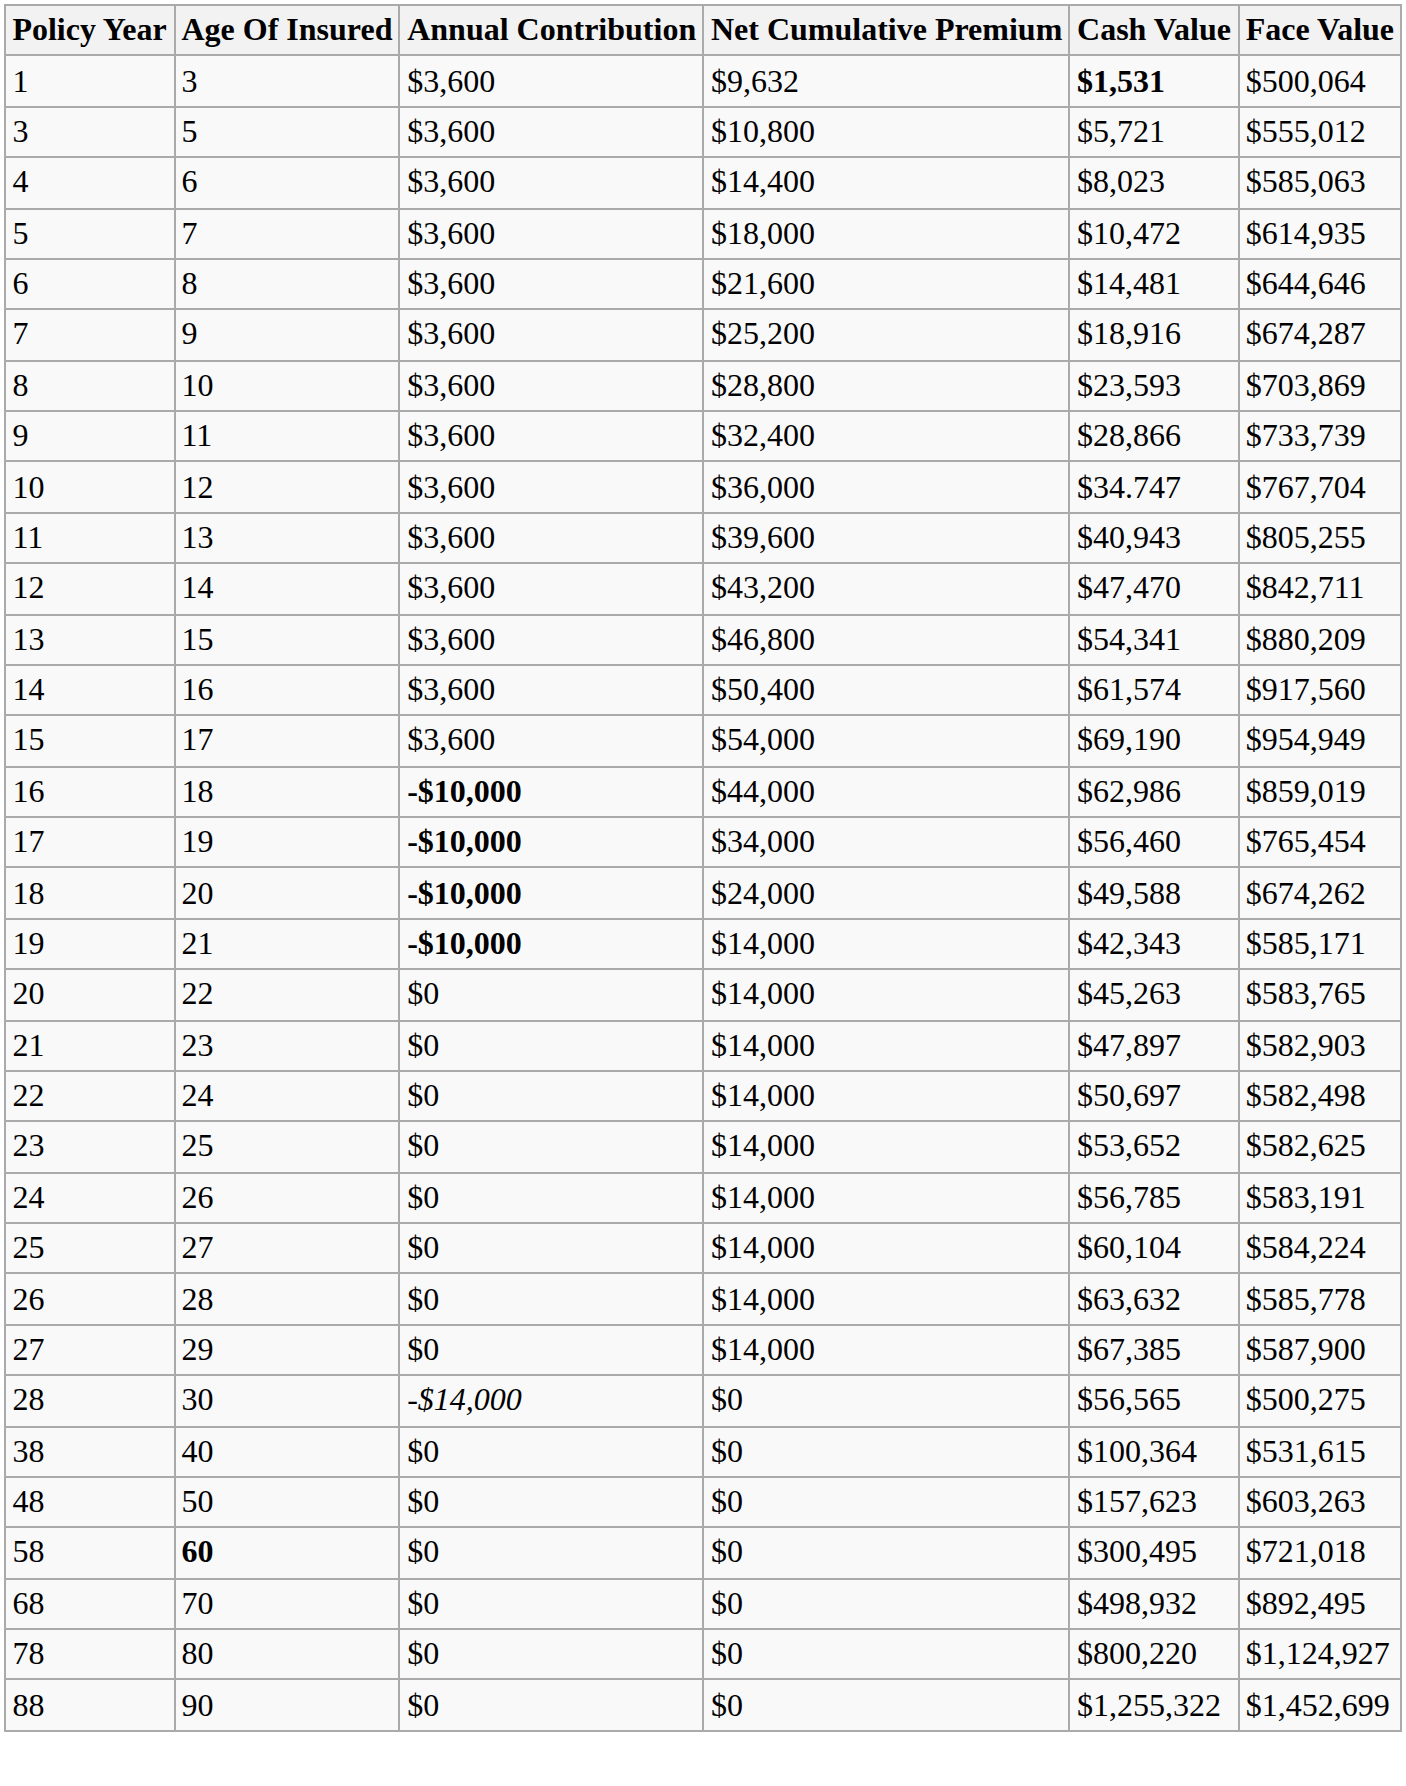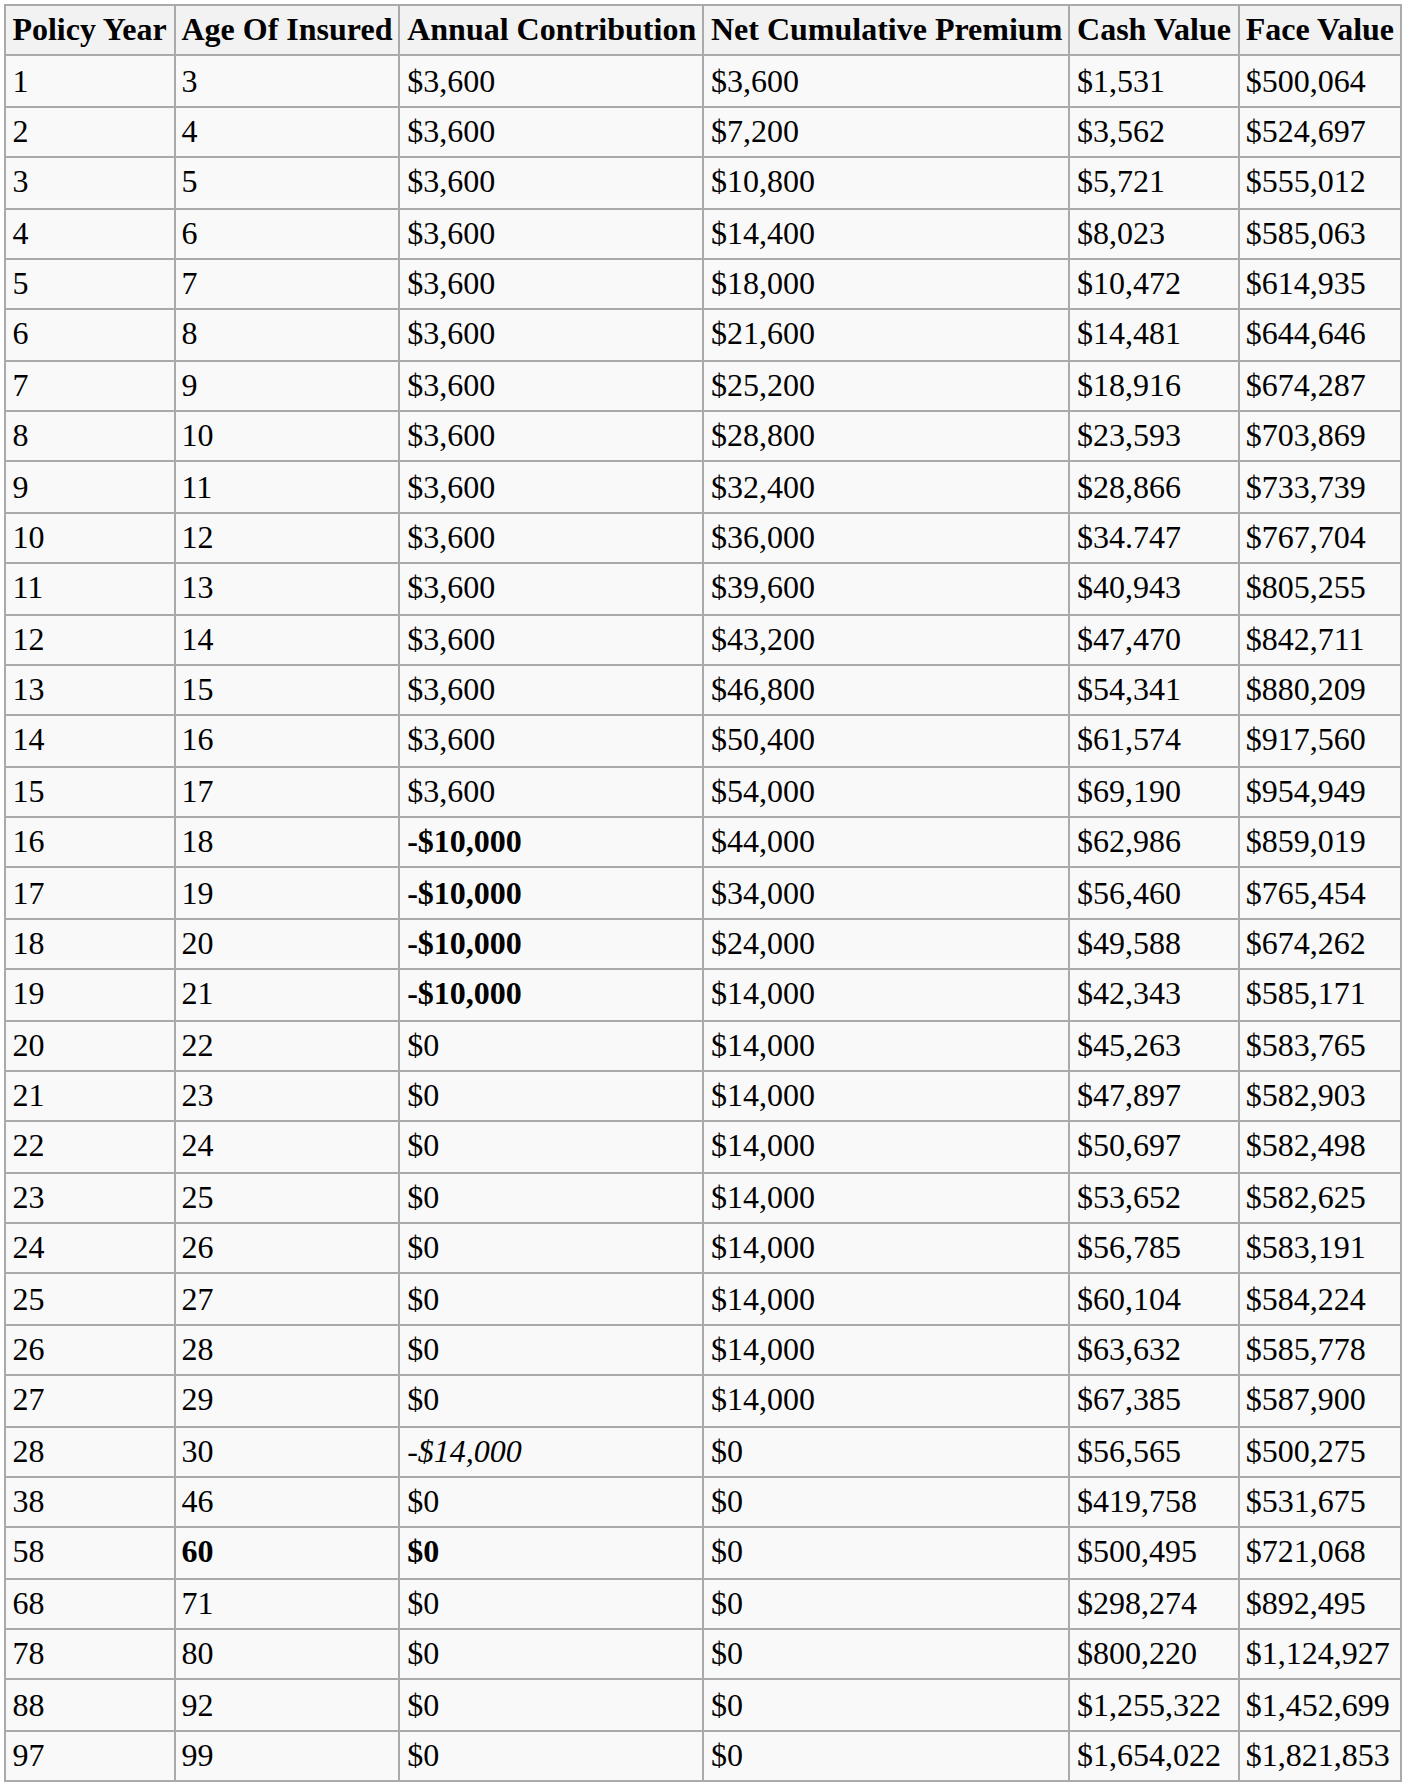(755, 80) $9,632 -> (755, 80) $3,600
(1121, 80) bold -> (1121, 80) normal
+ row: (20, 131)
(197, 1450) 40 -> (197, 1501) 46
(1137, 1450) $100,364 -> (1137, 1501) $419,758
(1306, 1450) $531,615 -> (1306, 1501) $531,675
- row: (28, 1501)
(423, 1552) normal -> (423, 1552) bold
(1137, 1552) $300,495 -> (1137, 1552) $500,495
(1306, 1552) $721,018 -> (1306, 1552) $721,068
(197, 1603) 70 -> (197, 1603) 71
(1137, 1603) $498,932 -> (1137, 1603) $298,274
(197, 1704) 90 -> (197, 1704) 92
+ row: (28, 1755)
